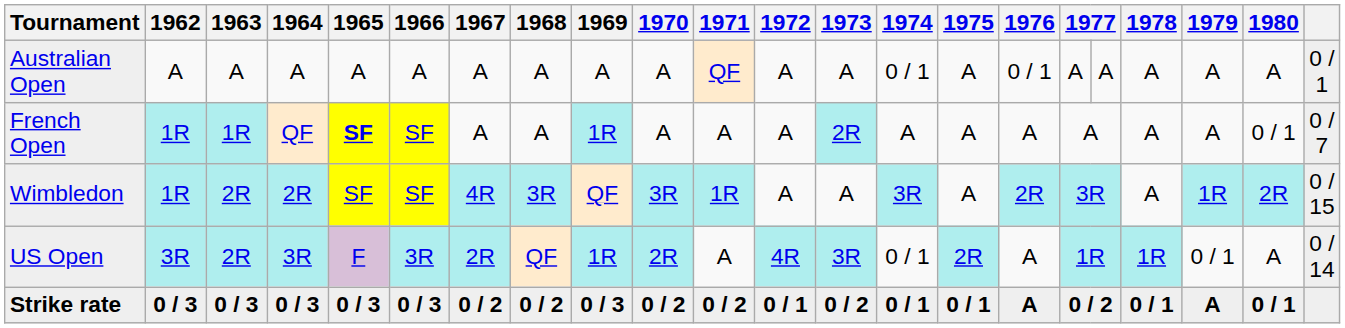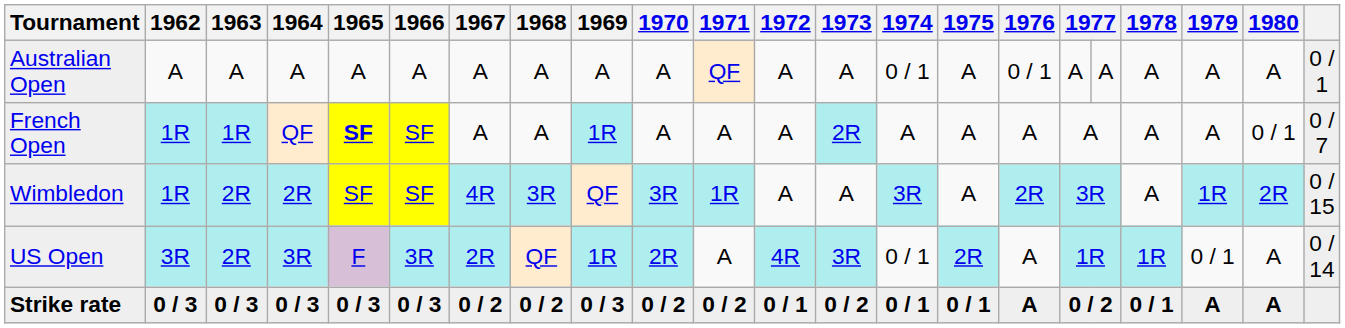(1274, 304) 0 / 1 -> (1274, 304) A
